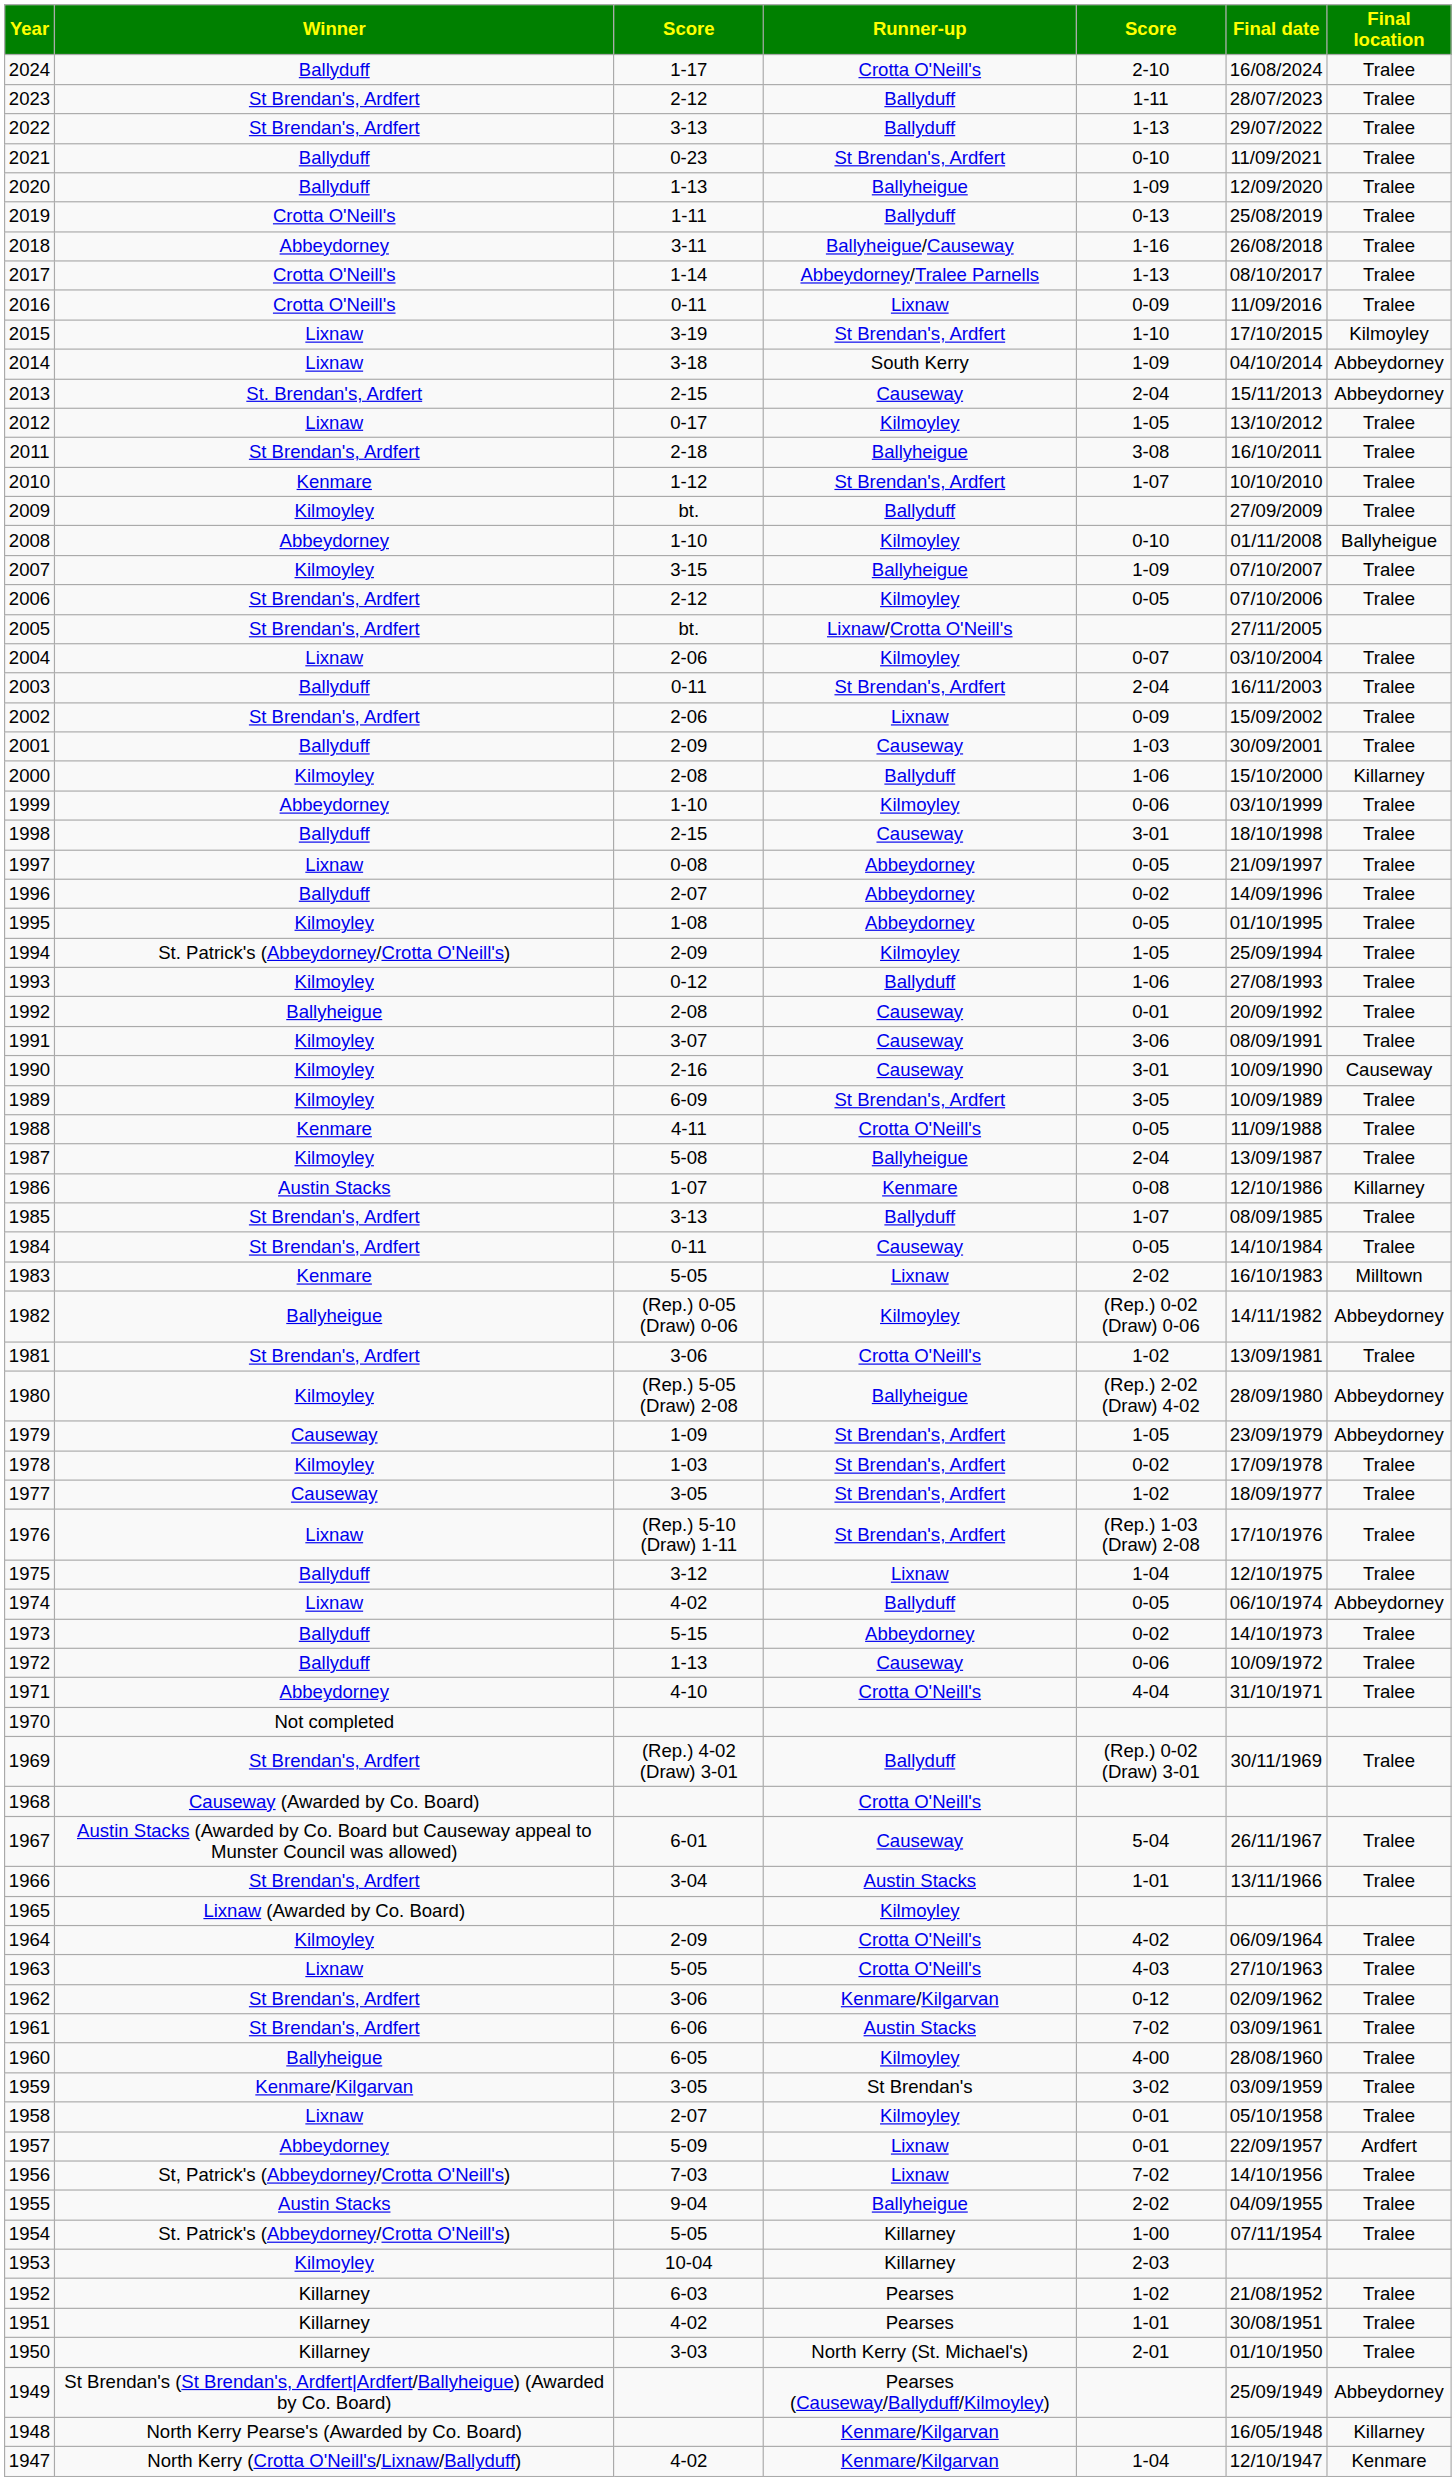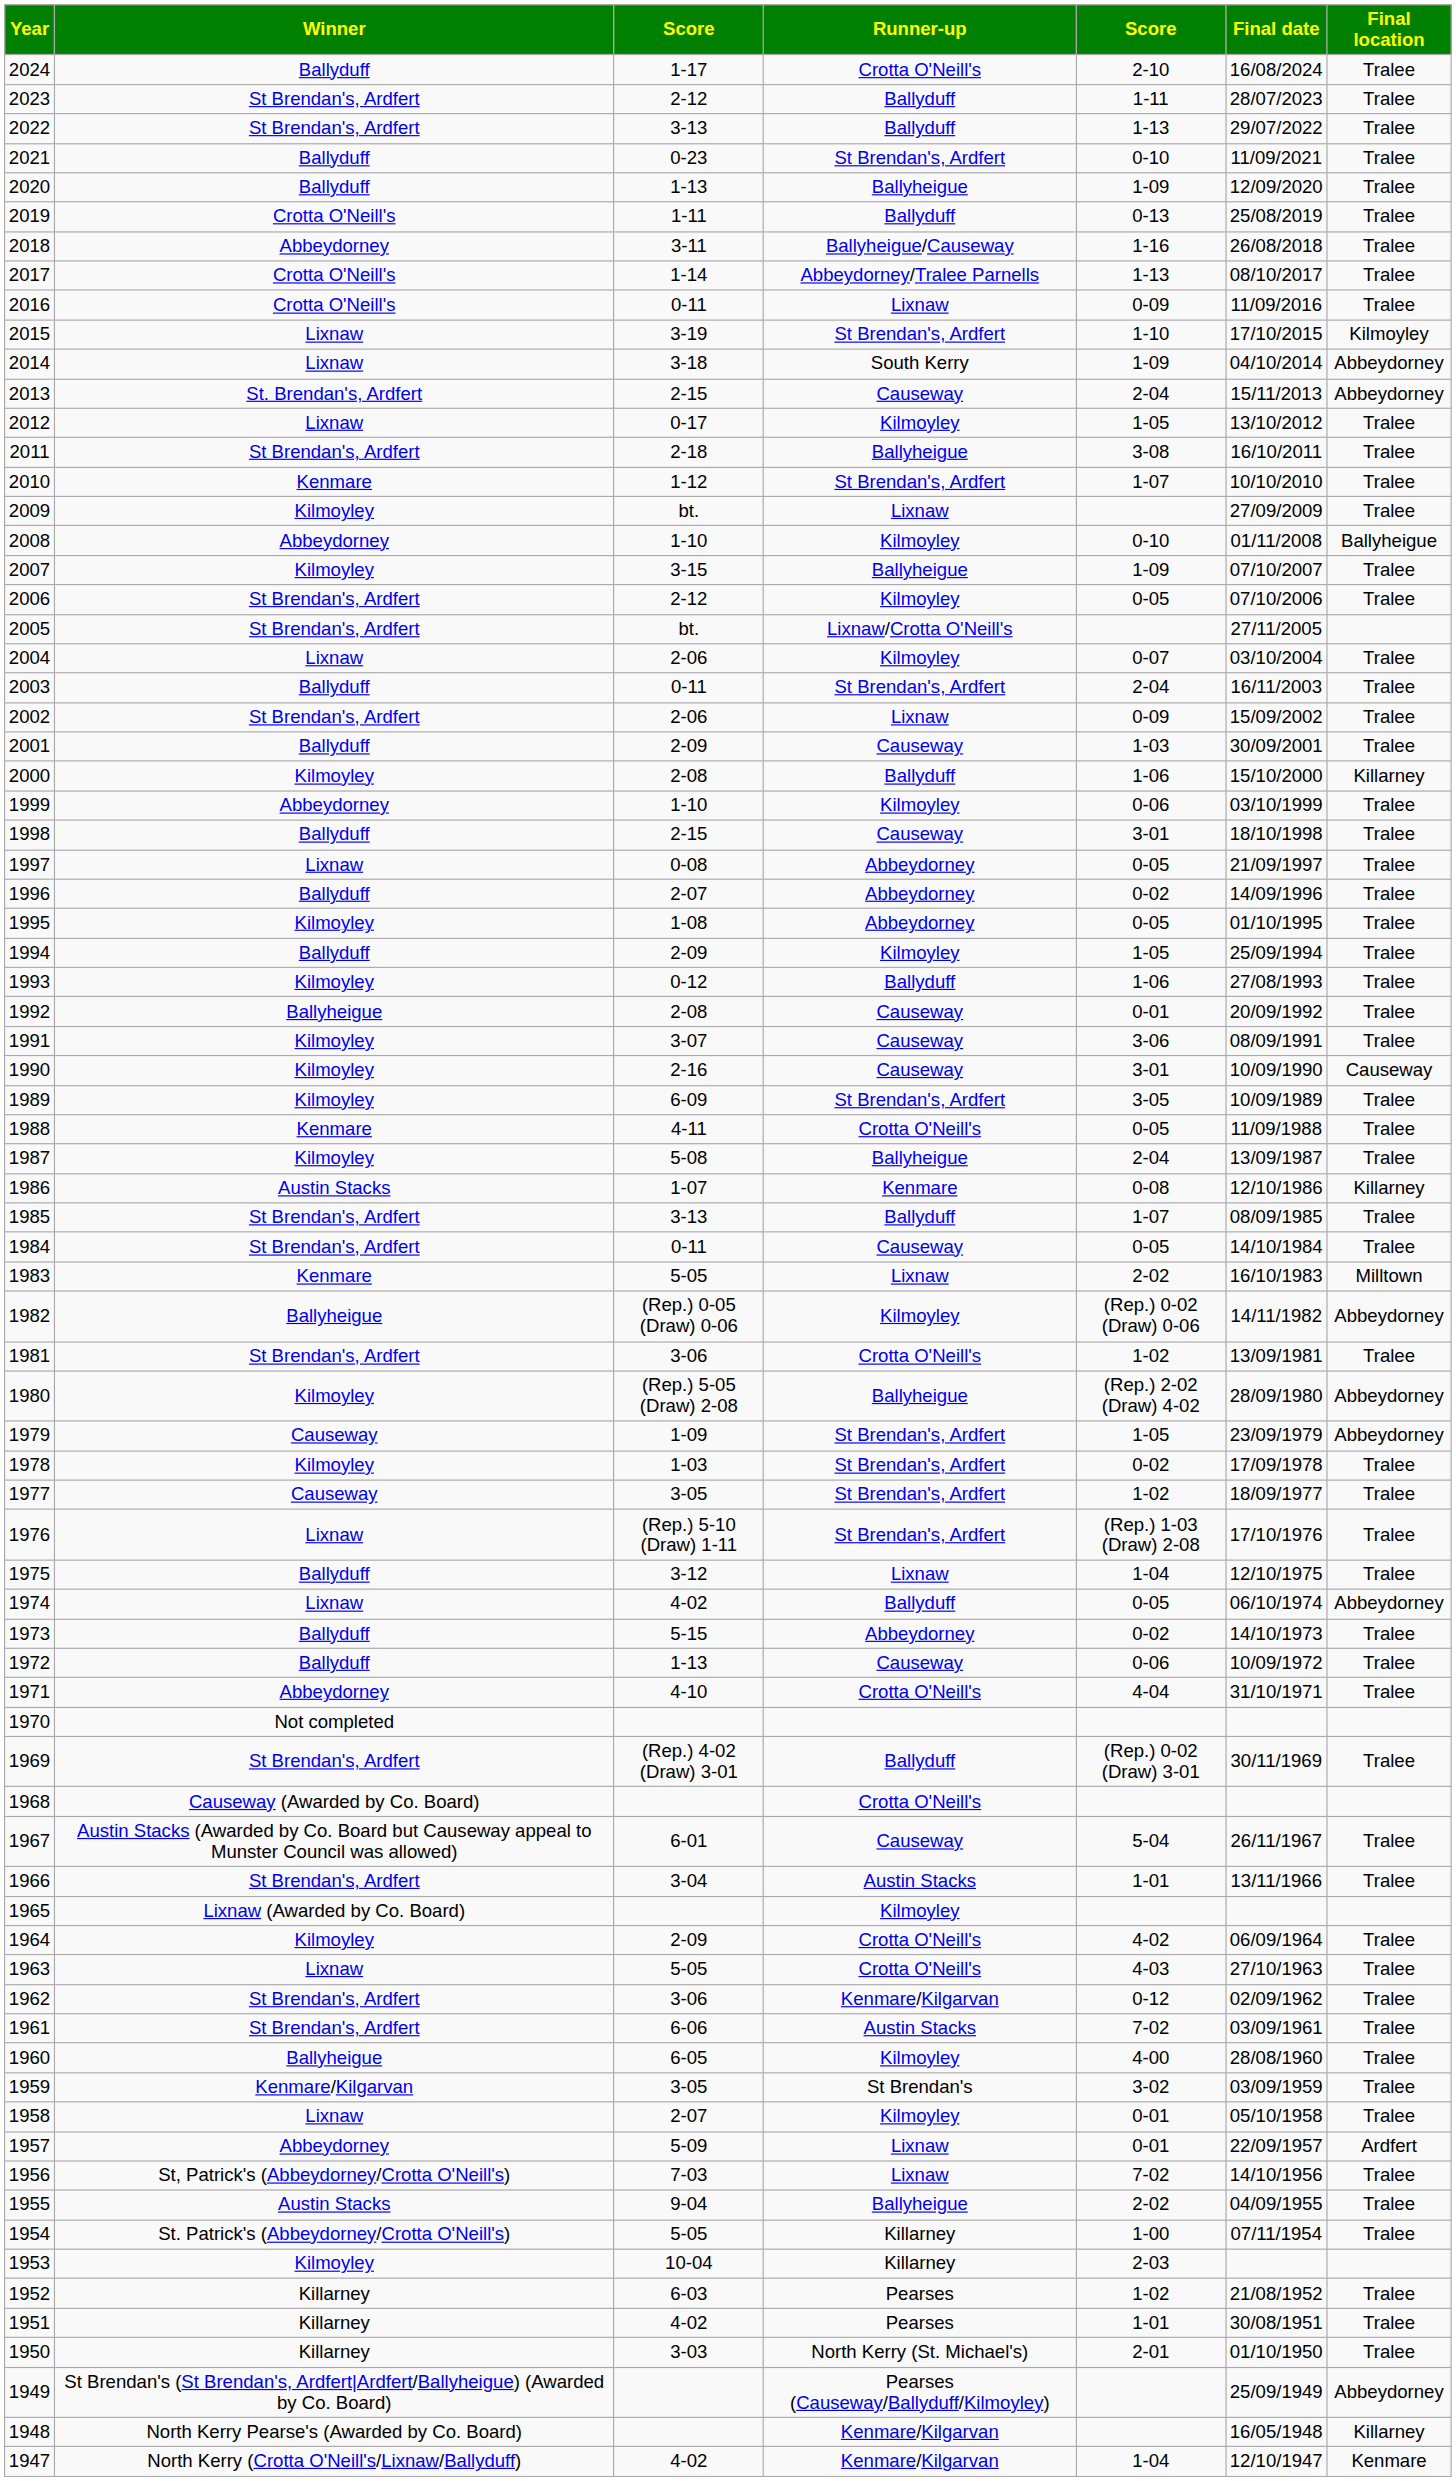(920, 511) Ballyduff -> (920, 511) Lixnaw
(334, 952) St. Patrick's (Abbeydorney/Crotta O'Neill's) -> (334, 952) Ballyduff
